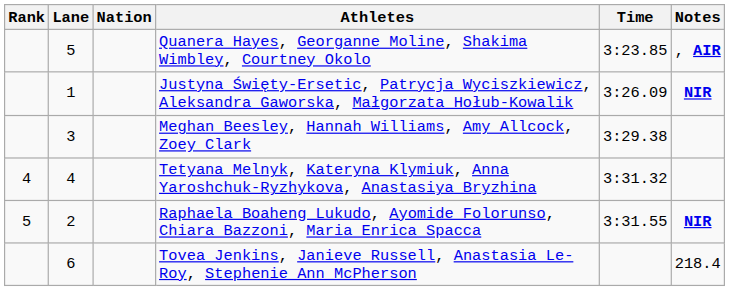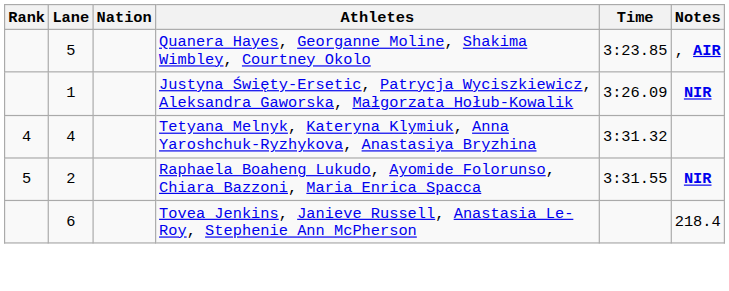- row: (366, 136)
